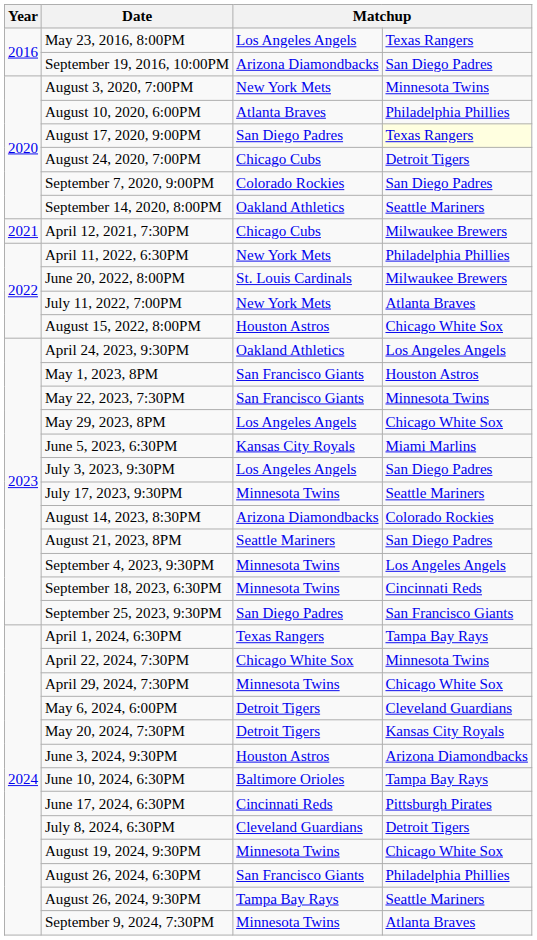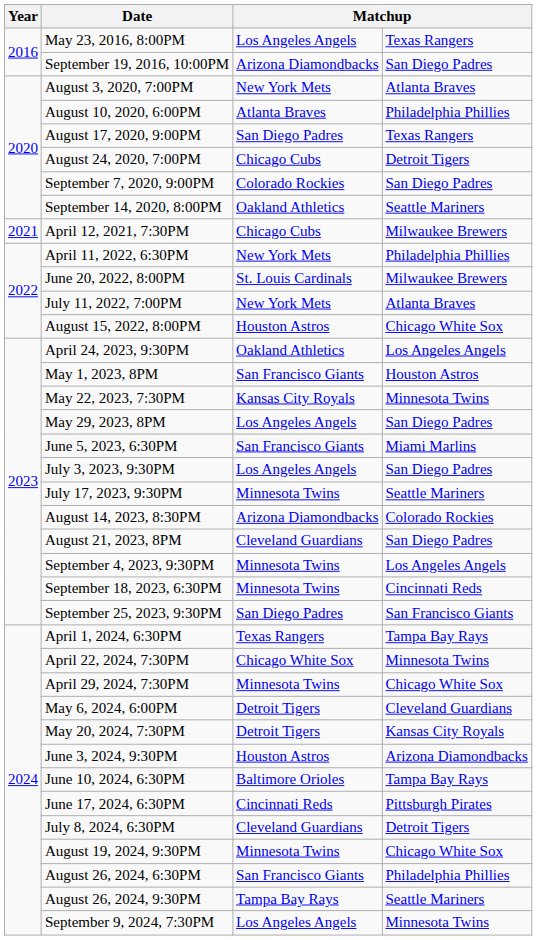(437, 87) Minnesota Twins -> (430, 87) Atlanta Braves
(429, 135) lightyellow background -> (429, 135) no background
(300, 398) San Francisco Giants -> (295, 398) Kansas City Royals
(444, 421) Chicago White Sox -> (439, 421) San Diego Padres
(295, 445) Kansas City Royals -> (300, 445) San Francisco Giants
(286, 541) Seattle Mariners -> (299, 541) Cleveland Guardians
(288, 922) Minnesota Twins -> (296, 922) Los Angeles Angels
(430, 922) Atlanta Braves -> (437, 922) Minnesota Twins
